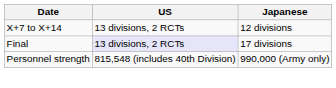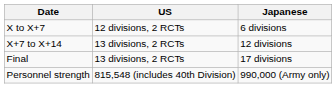+ row: (26, 28)
(139, 43) lavender background -> (139, 59) no background
